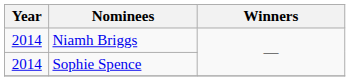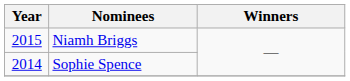(27, 40) 2014 -> (27, 40) 2015
